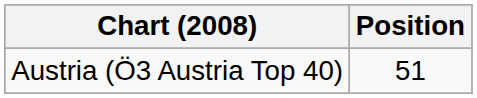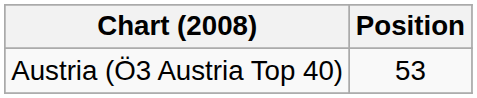(410, 70) 51 -> (410, 70) 53
